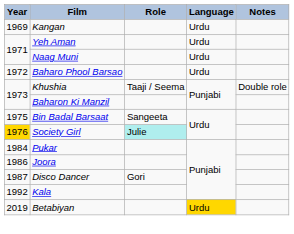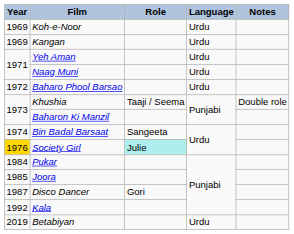+ row: (57, 27)
(17, 117) 1975 -> (17, 132) 1974
(17, 162) 1986 -> (17, 177) 1985
(199, 207) gold background -> (199, 222) no background
